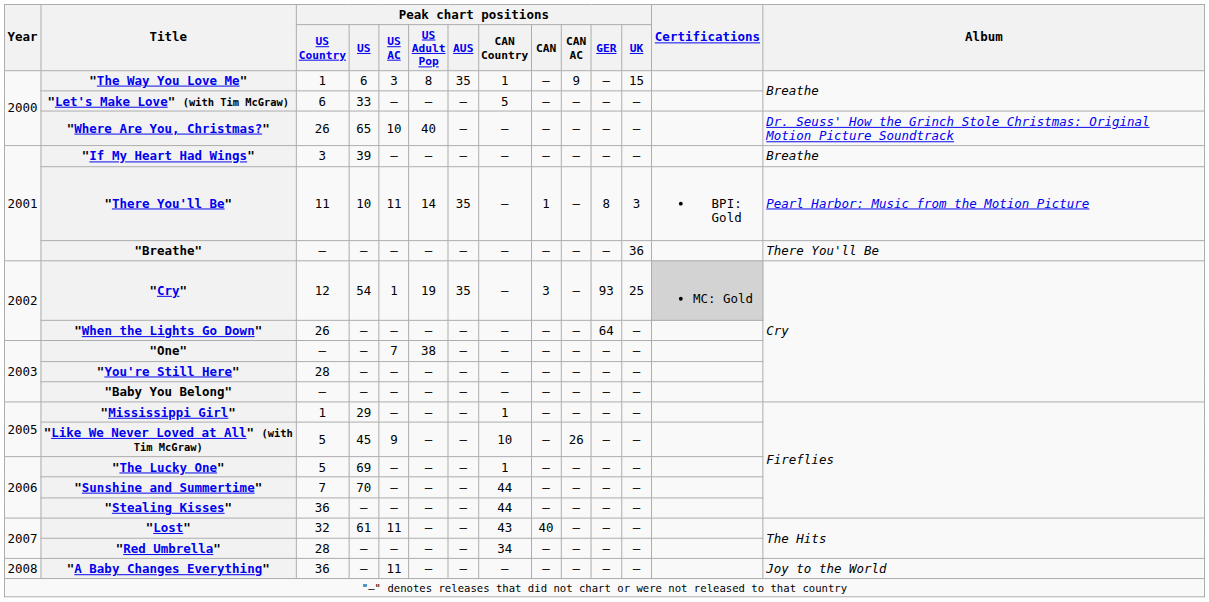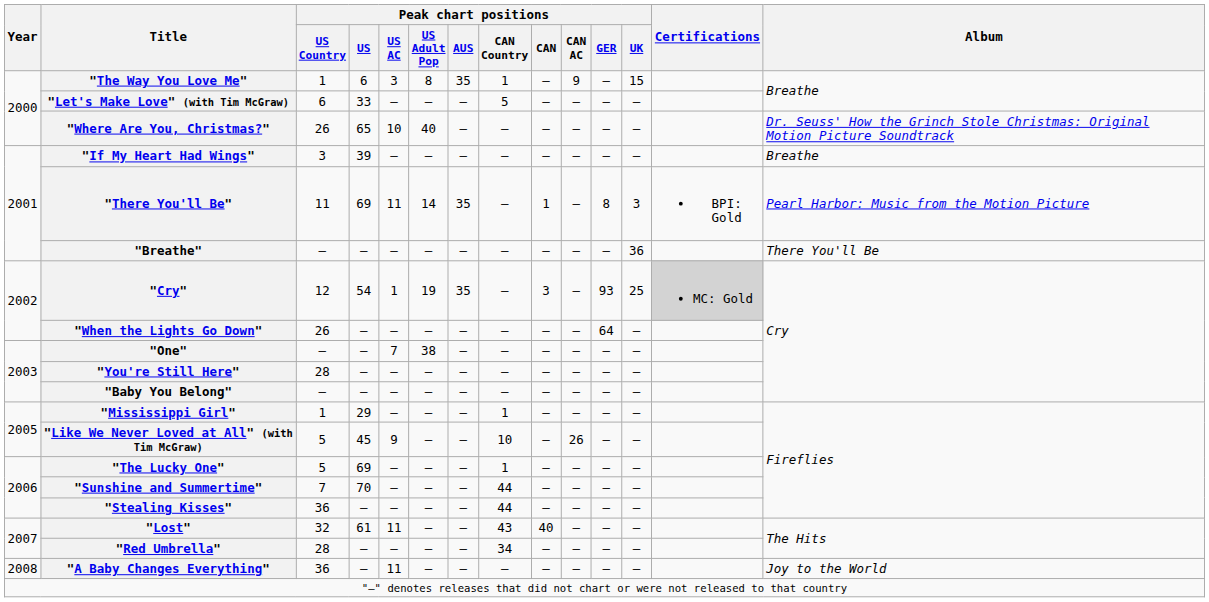(364, 203) 10 -> (364, 203) 69
